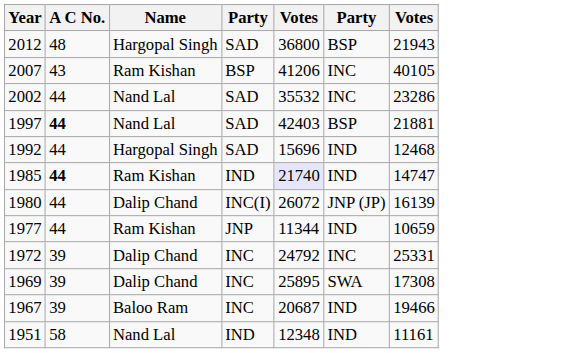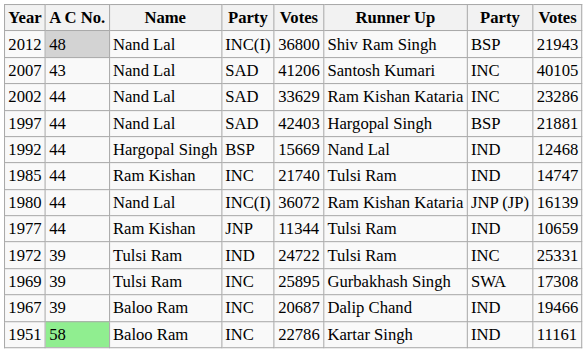+ column: (395, 17)
(58, 44) no background -> (58, 44) lightgrey background
(165, 44) Hargopal Singh -> (144, 44) Nand Lal
(242, 44) SAD -> (248, 44) INC(I)
(154, 70) Ram Kishan -> (144, 70) Nand Lal
(240, 70) BSP -> (242, 70) SAD
(299, 96) 35532 -> (299, 96) 33629
(58, 123) bold -> (58, 123) normal
(242, 149) SAD -> (240, 149) BSP
(299, 149) 15696 -> (299, 149) 15669
(58, 176) bold -> (58, 176) normal
(240, 176) IND -> (240, 176) INC
(299, 176) lavender background -> (299, 176) no background
(155, 202) Dalip Chand -> (144, 202) Nand Lal
(299, 202) 26072 -> (299, 202) 36072
(155, 255) Dalip Chand -> (148, 255) Tulsi Ram
(240, 255) INC -> (240, 255) IND
(299, 255) 24792 -> (299, 255) 24722
(155, 281) Dalip Chand -> (148, 281) Tulsi Ram
(58, 334) no background -> (58, 334) lightgreen background
(144, 334) Nand Lal -> (151, 334) Baloo Ram
(240, 334) IND -> (240, 334) INC
(299, 334) 12348 -> (299, 334) 22786
